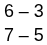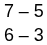rows swapped: (24, 10) <-> (24, 35)
